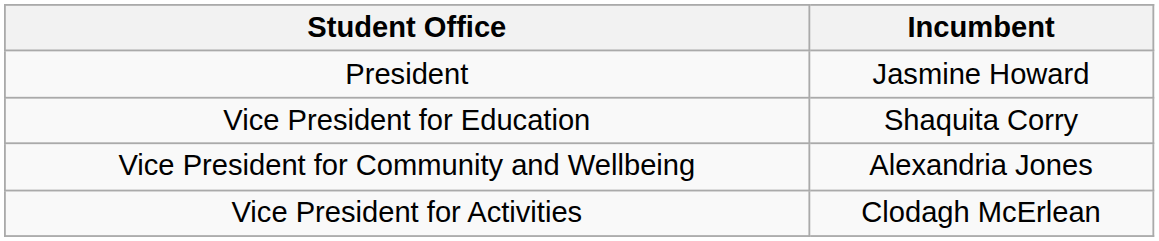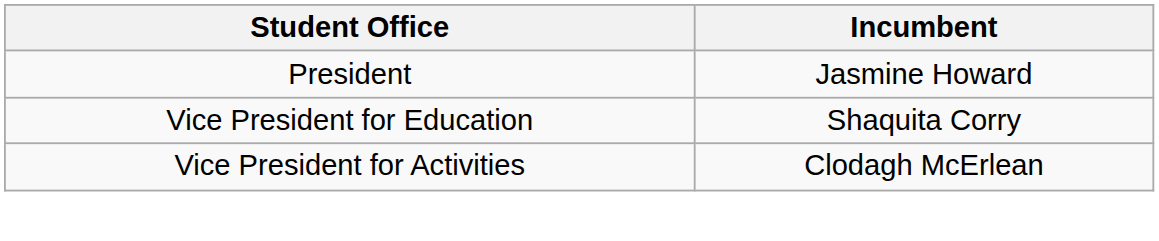- row: (407, 166)
